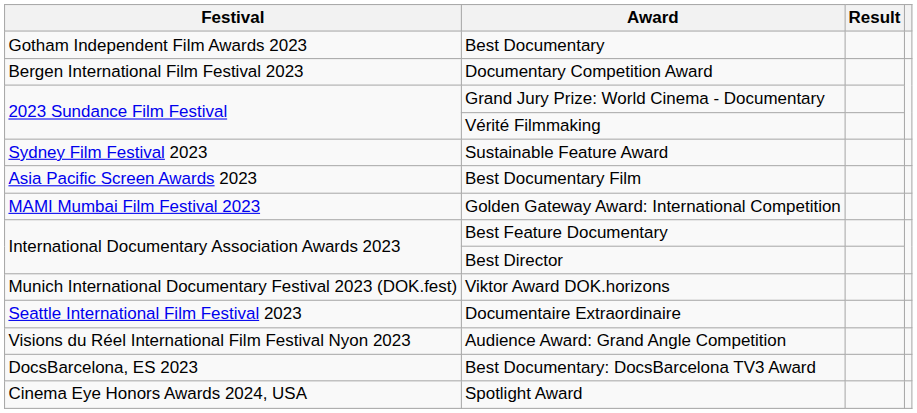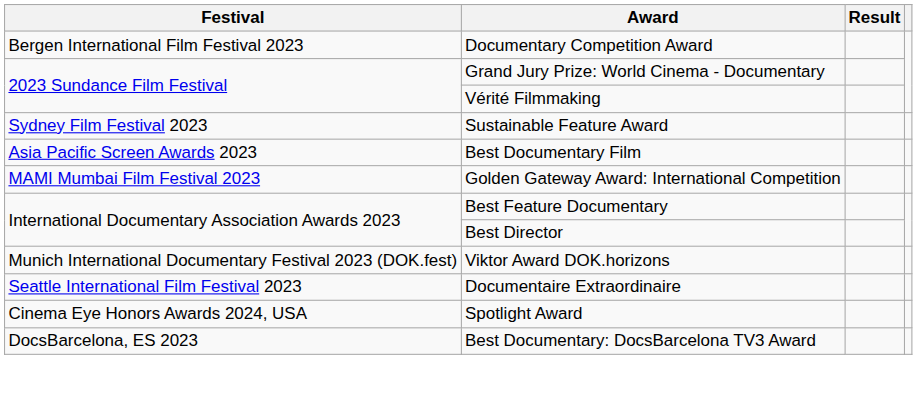- row: (535, 44)
- row: (626, 340)
rows swapped: (524, 394) <-> (640, 367)
